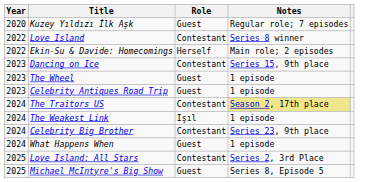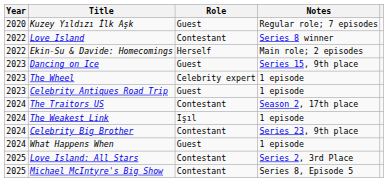(201, 64) Contestant -> (189, 64) Guest
(189, 78) Guest -> (216, 78) Celebrity expert
(279, 104) khaki background -> (309, 104) no background
(189, 171) Guest -> (201, 171) Contestant
